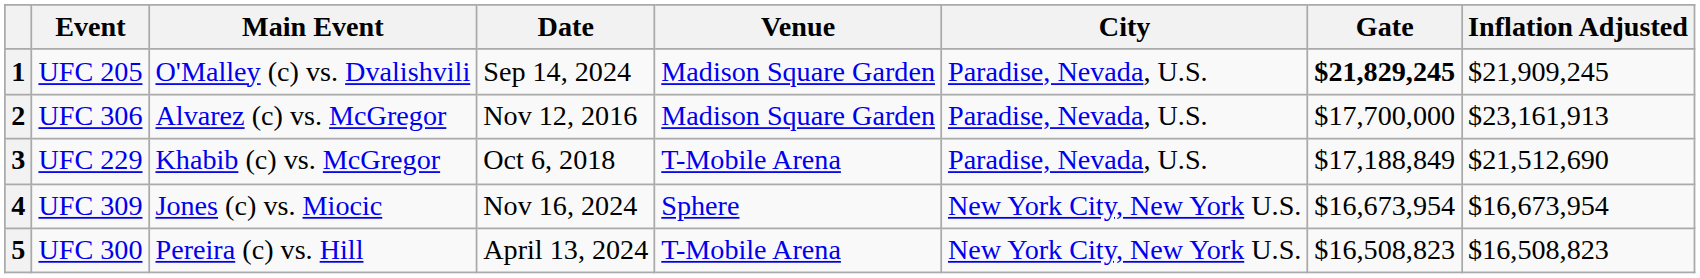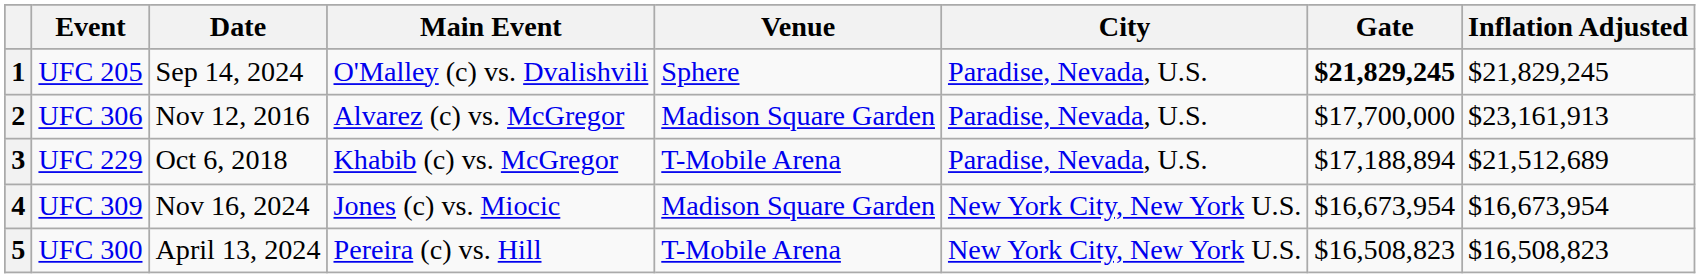columns swapped: (313, 26) <-> (566, 26)
(798, 71) Madison Square Garden -> (700, 71) Sphere
(1538, 71) $21,909,245 -> (1538, 71) $21,829,245
(1385, 160) $17,188,849 -> (1385, 160) $17,188,894
(1538, 160) $21,512,690 -> (1538, 160) $21,512,689
(700, 205) Sphere -> (798, 205) Madison Square Garden
